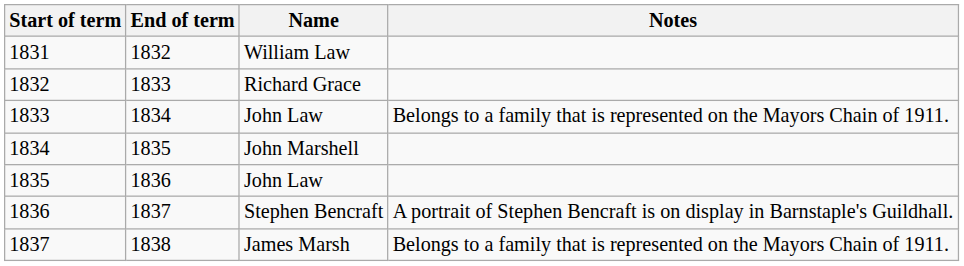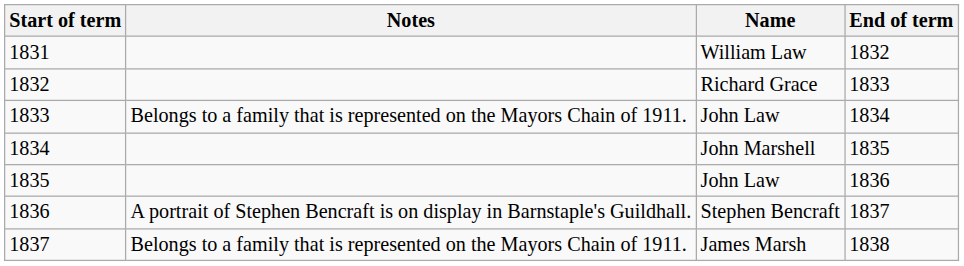columns swapped: (183, 20) <-> (673, 20)
